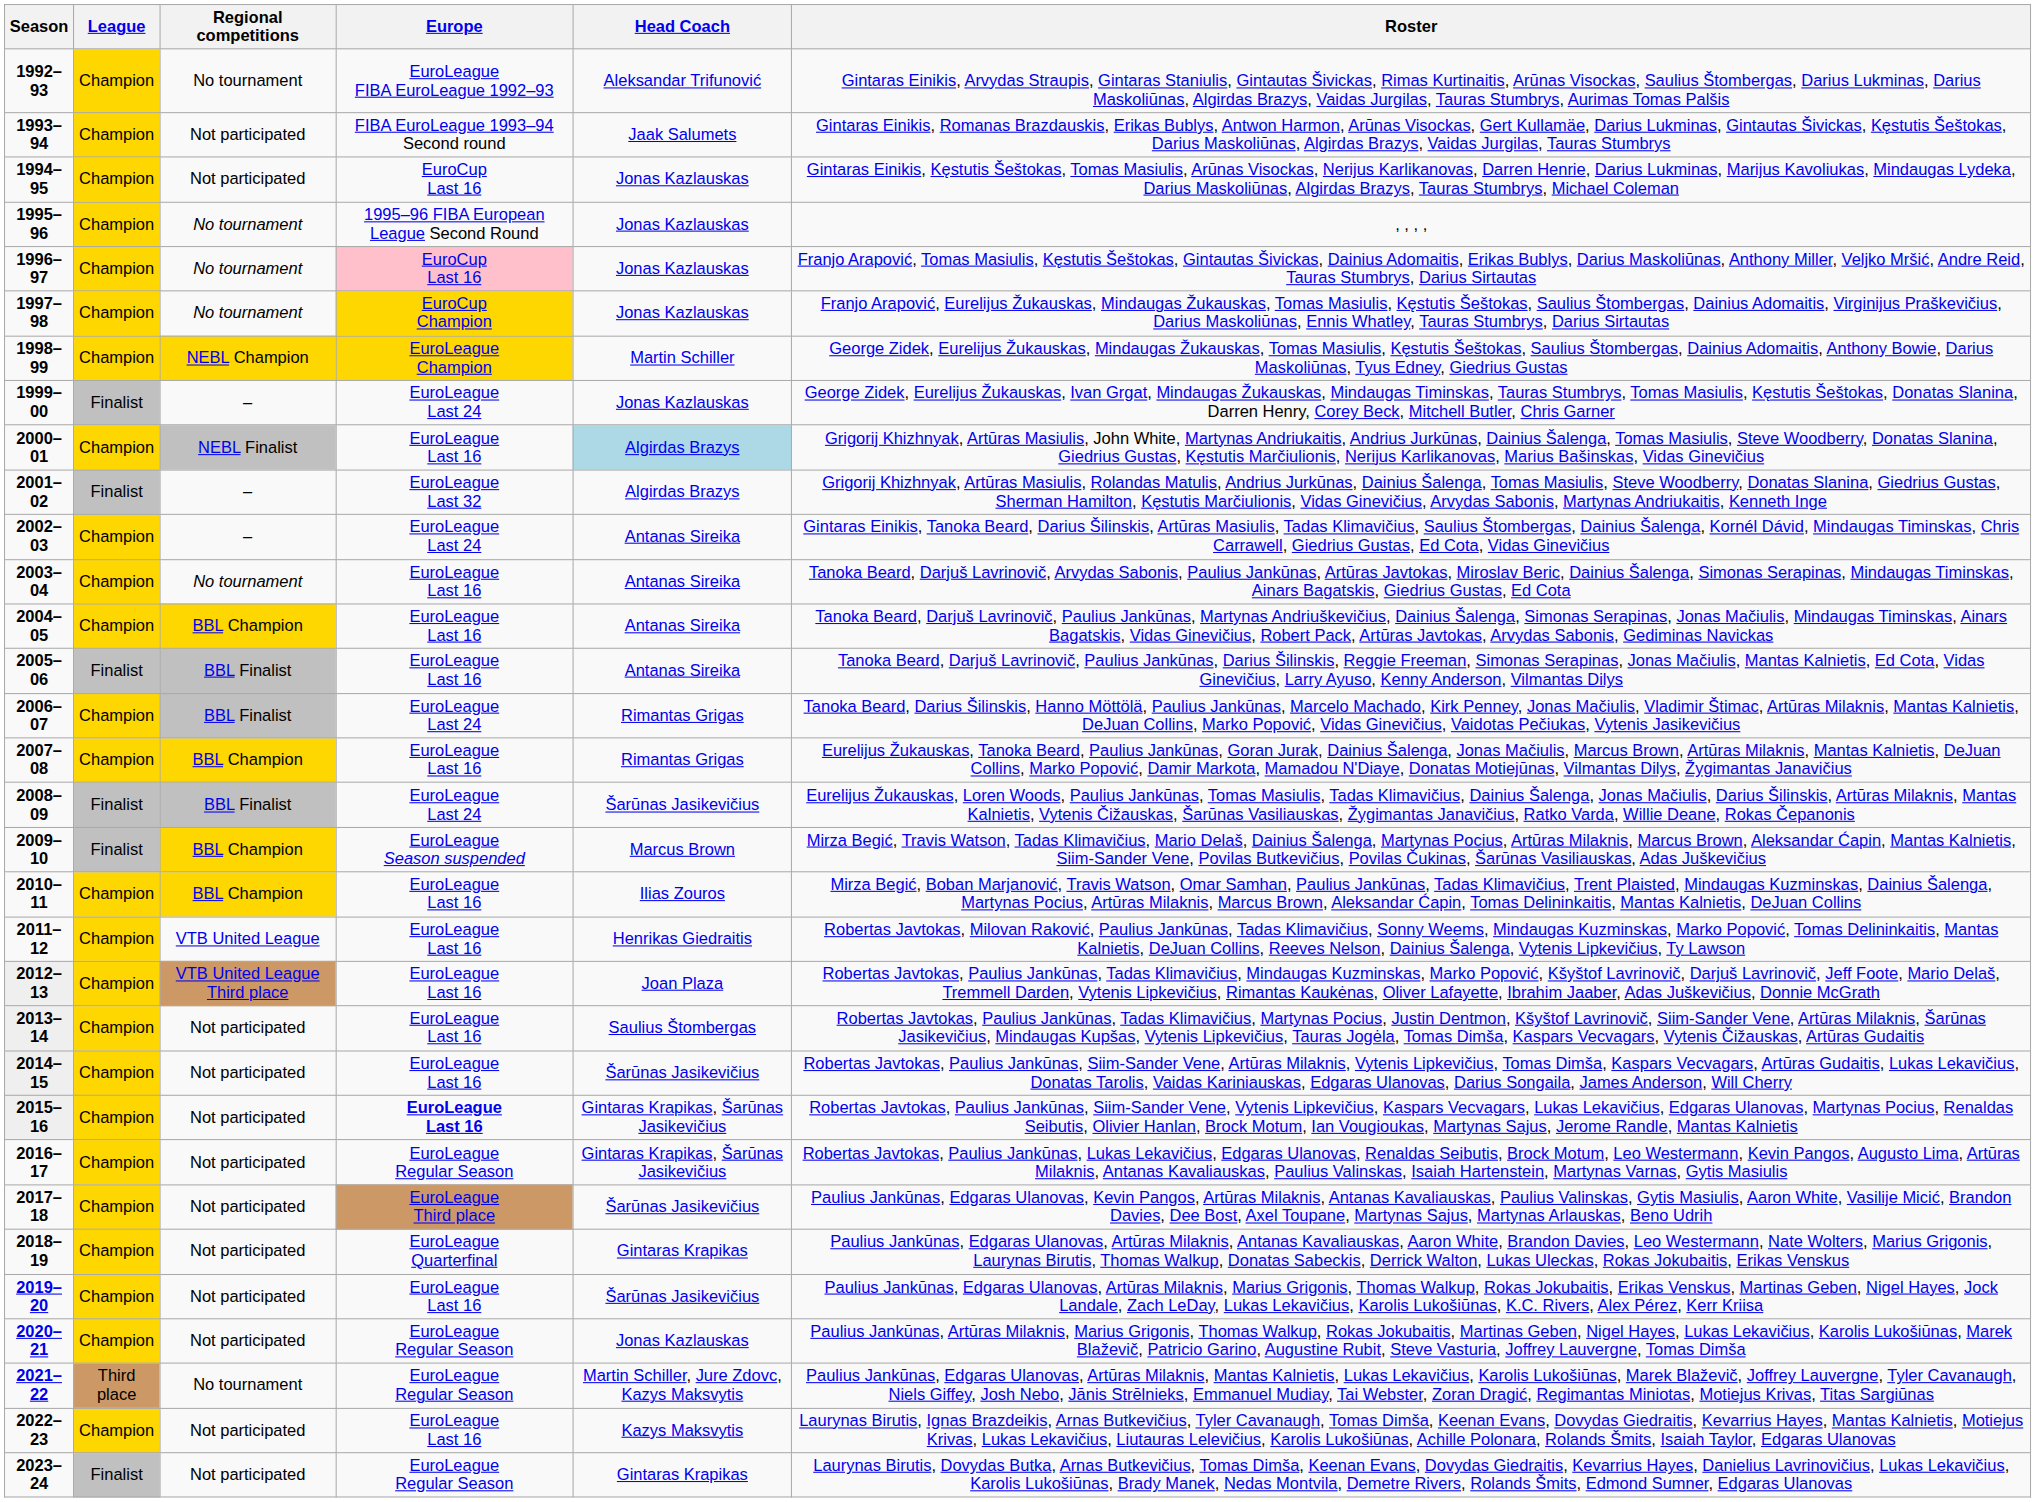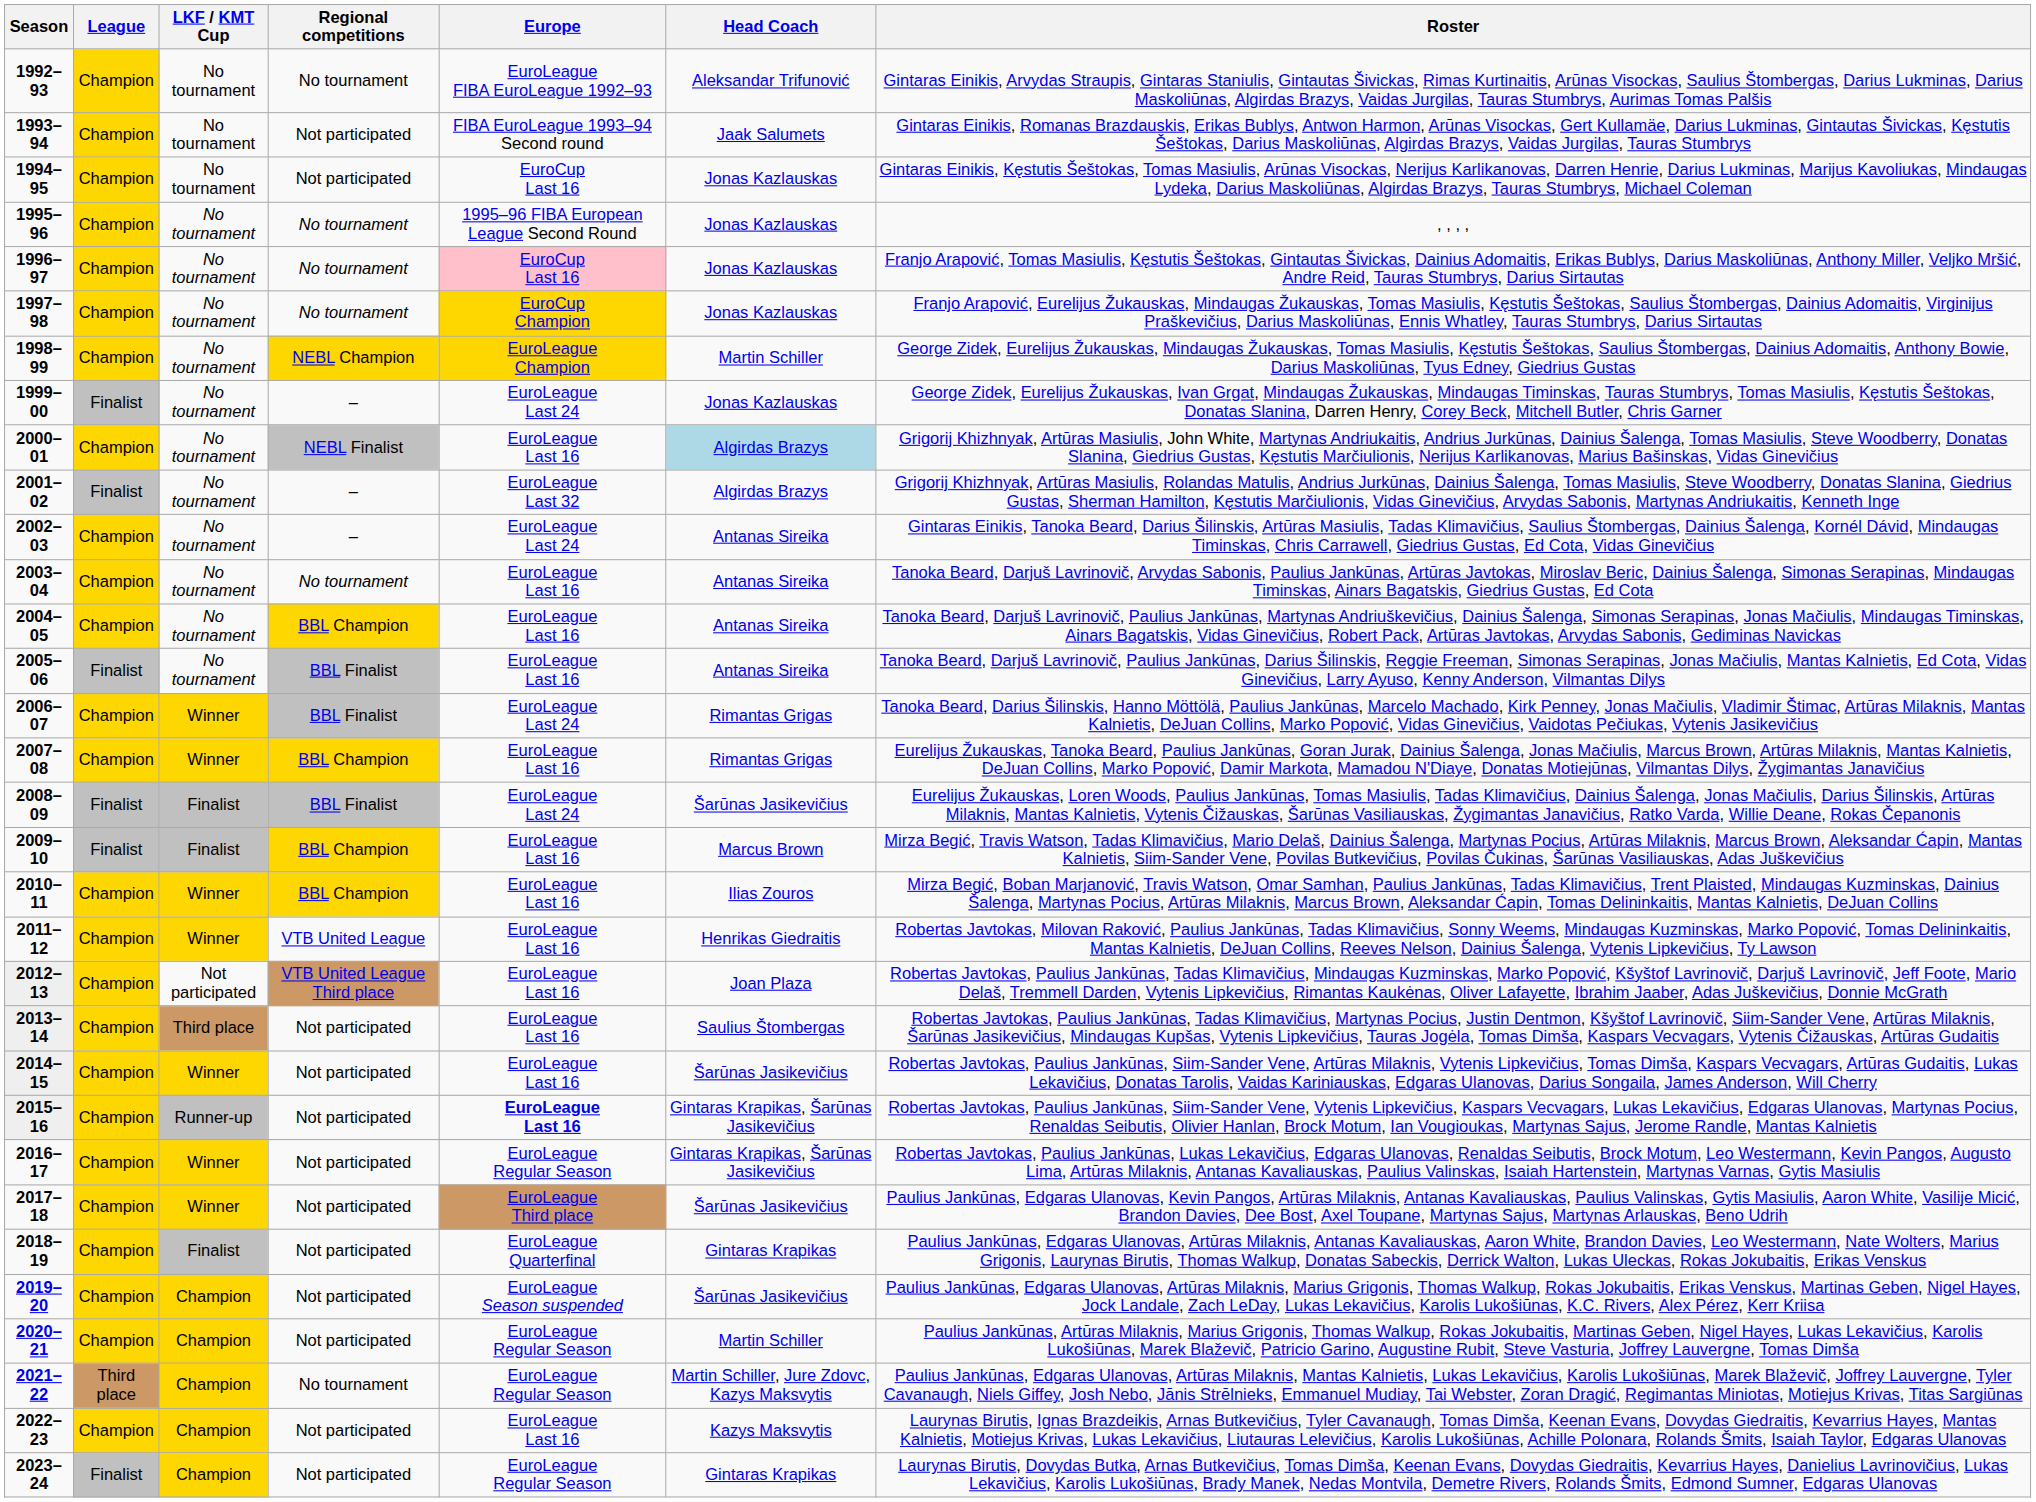+ column: (213, 26)
(454, 849) EuroLeague Season suspended -> (552, 849) EuroLeague Last 16
(454, 1296) EuroLeague Last 16 -> (552, 1296) EuroLeague Season suspended
(682, 1340) Jonas Kazlauskas -> (771, 1340) Martin Schiller
